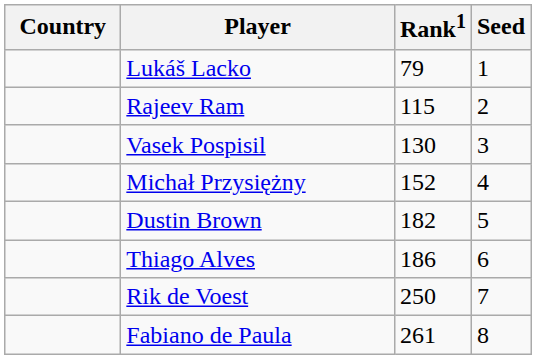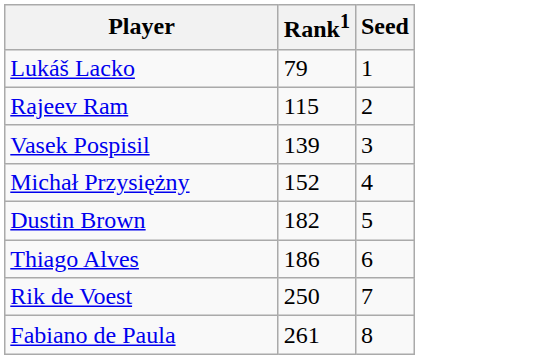- column: (63, 26)
(418, 144) 130 -> (302, 144) 139
